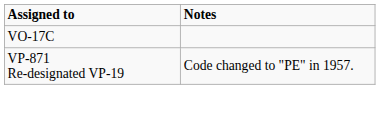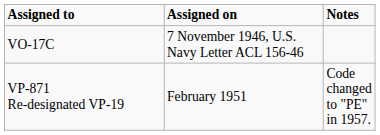+ column: (202, 15)
